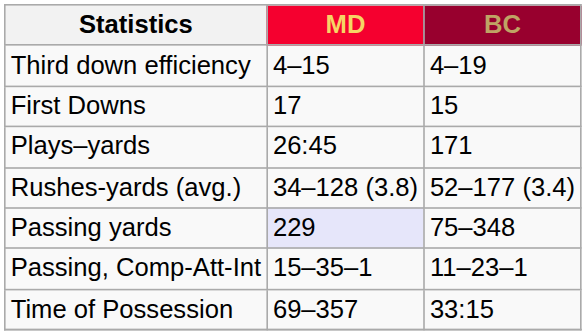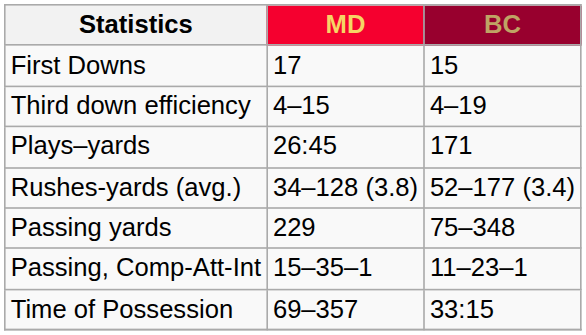rows swapped: (78, 106) <-> (131, 65)
(294, 227) lavender background -> (294, 227) no background
